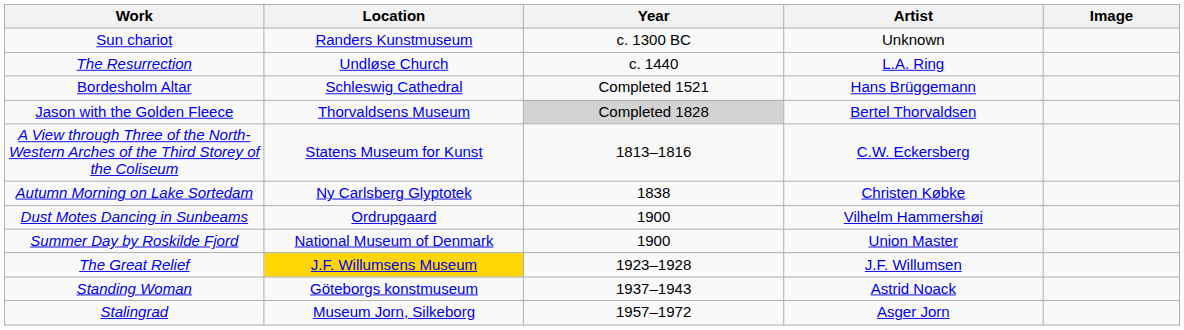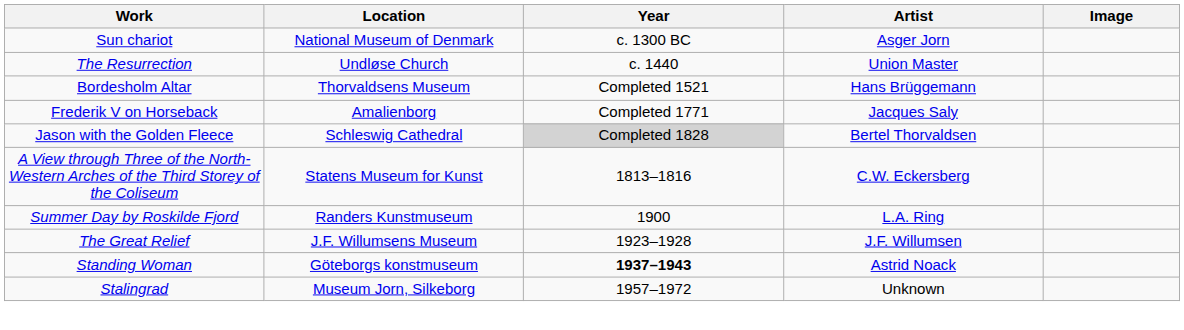(394, 40) Randers Kunstmuseum -> (394, 40) National Museum of Denmark
(913, 40) Unknown -> (913, 40) Asger Jorn
(913, 64) L.A. Ring -> (913, 64) Union Master
(394, 87) Schleswig Cathedral -> (394, 87) Thorvaldsens Museum
+ row: (134, 111)
(394, 111) Thorvaldsens Museum -> (394, 135) Schleswig Cathedral
- row: (134, 193)
- row: (134, 217)
(394, 241) National Museum of Denmark -> (394, 217) Randers Kunstmuseum
(913, 241) Union Master -> (913, 217) L.A. Ring
(394, 264) gold background -> (394, 241) no background
(654, 288) normal -> (654, 264) bold
(913, 312) Asger Jorn -> (913, 288) Unknown
